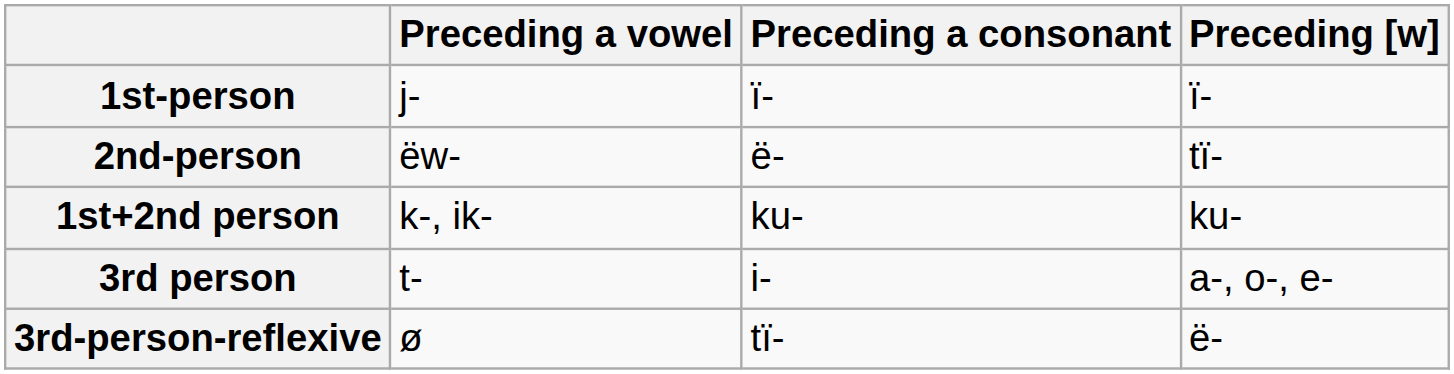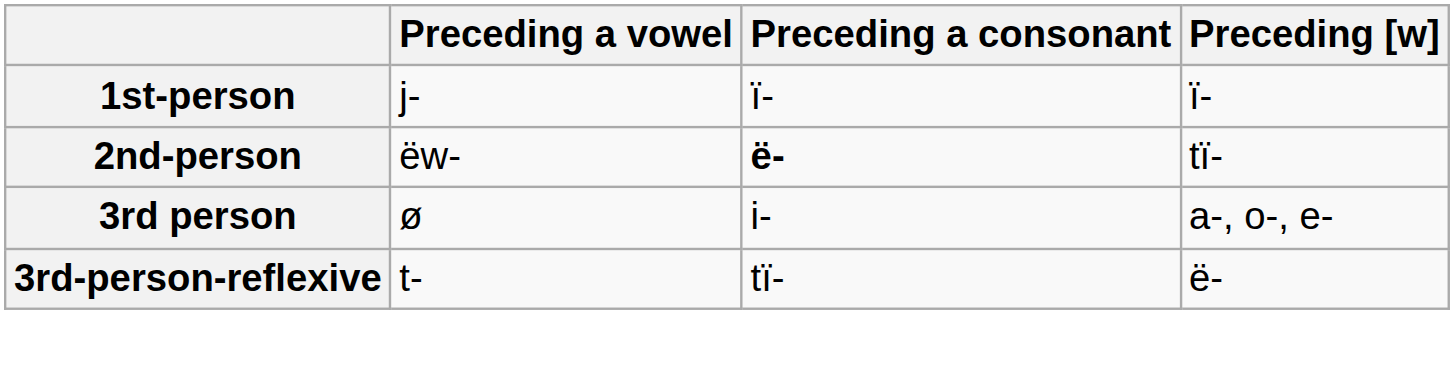(768, 156) normal -> (768, 156) bold
- row: (198, 216)
(411, 277) t- -> (411, 216) ø
(411, 338) ø -> (411, 277) t-
